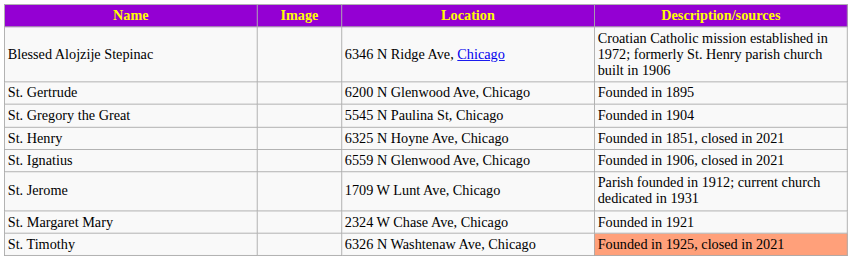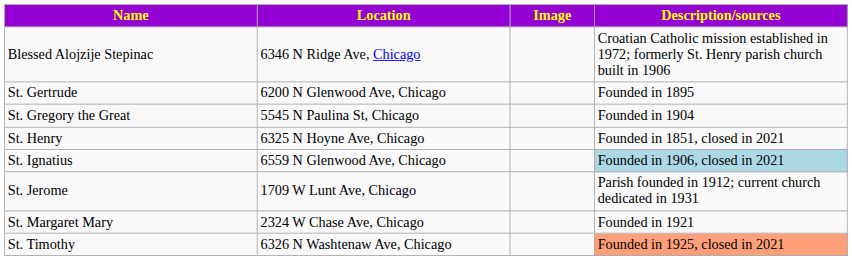columns swapped: (299, 15) <-> (468, 15)
(691, 160) no background -> (691, 160) lightblue background
